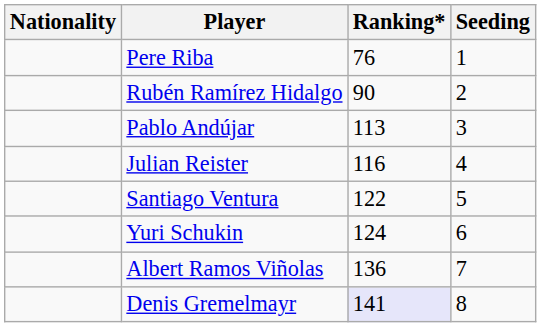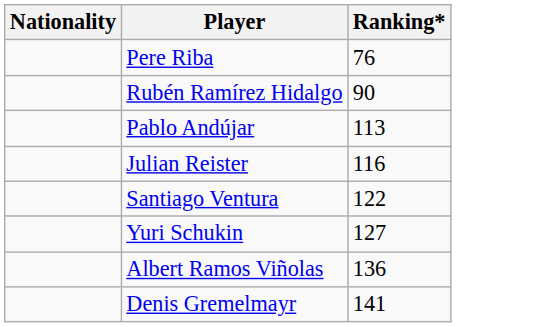- column: (493, 22)
(369, 233) 124 -> (369, 233) 127
(369, 304) lavender background -> (369, 304) no background
